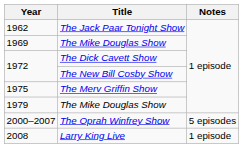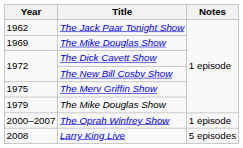(212, 120) 5 episodes -> (210, 120) 1 episode
(210, 136) 1 episode -> (212, 136) 5 episodes
